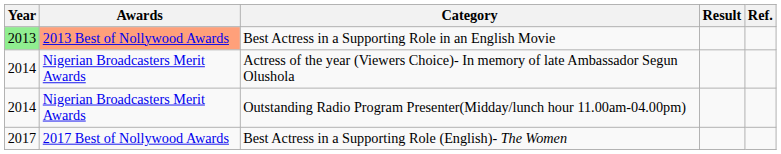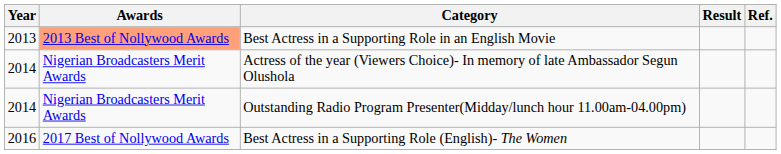(22, 38) lightgreen background -> (22, 38) no background
(22, 138) 2017 -> (22, 138) 2016
